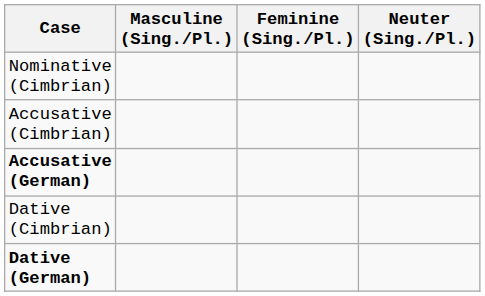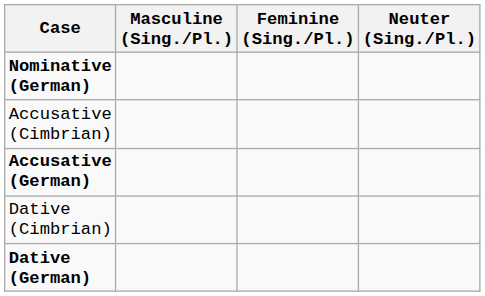- row: (60, 76)
+ row: (60, 76)
